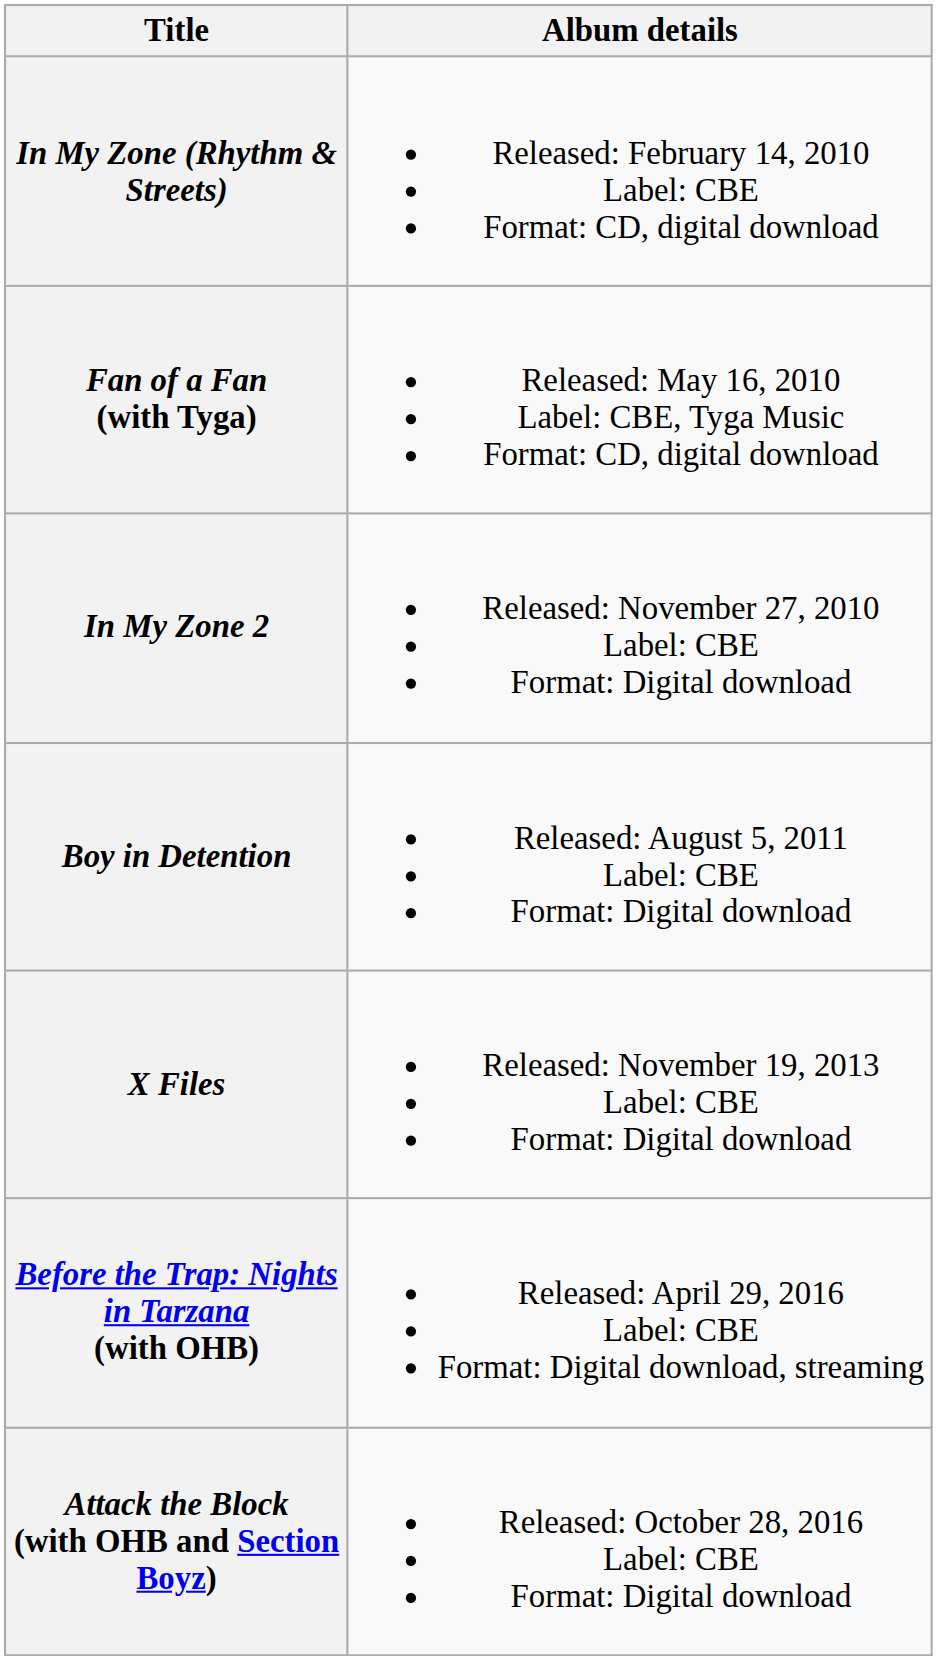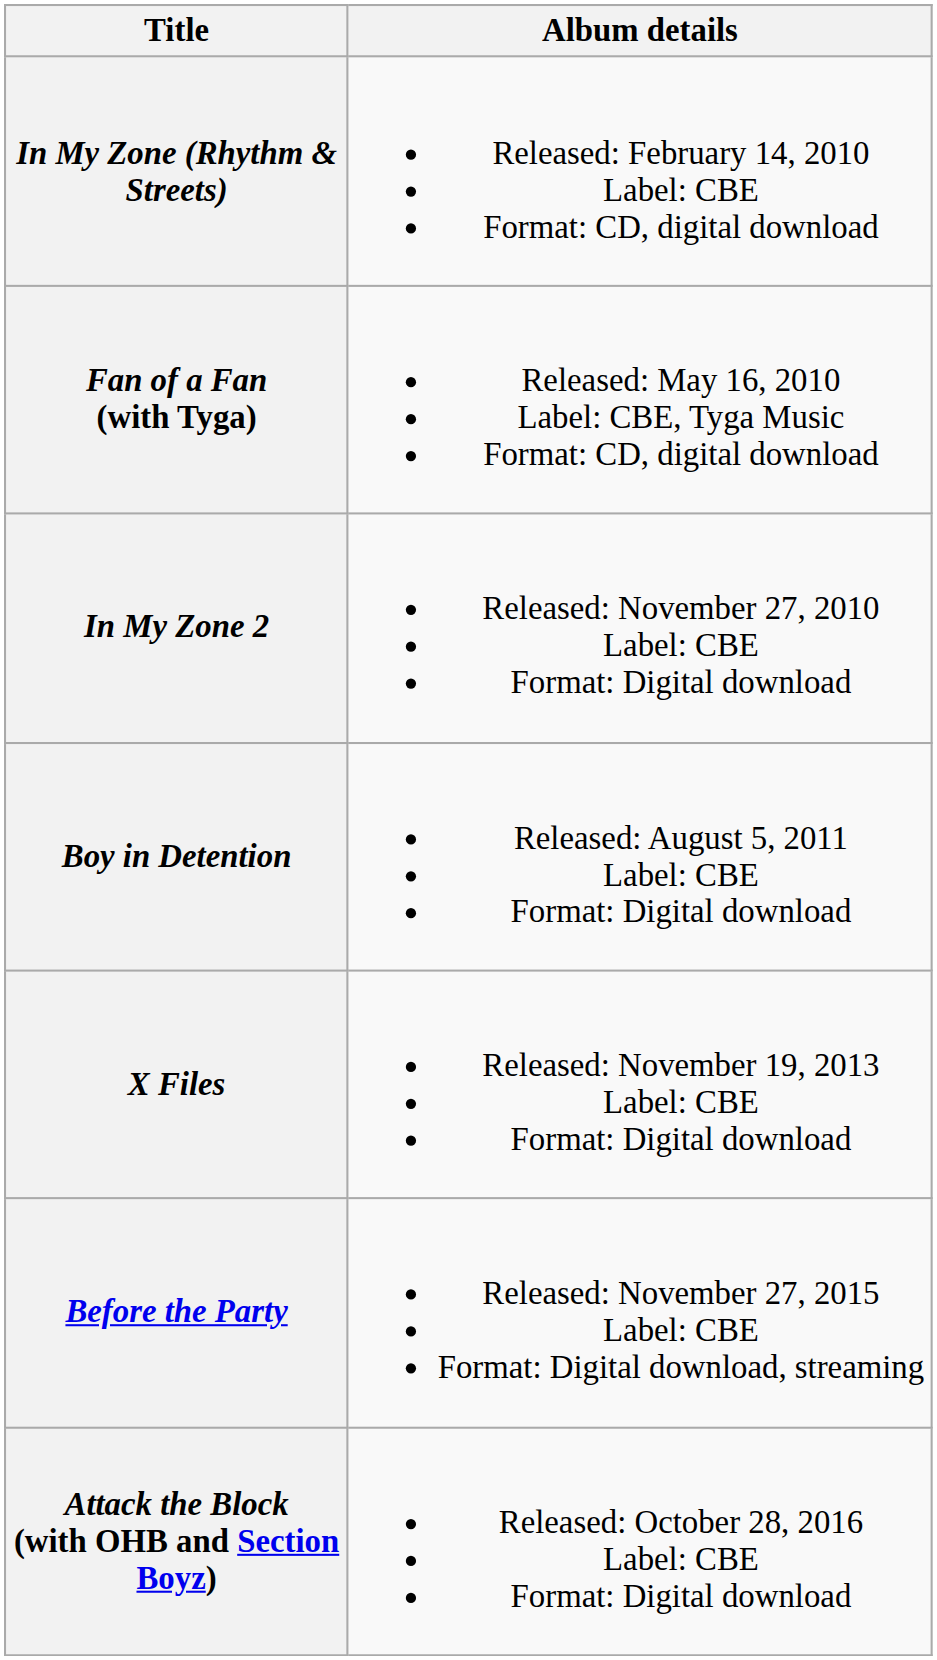+ row: (177, 1312)
- row: (177, 1312)
